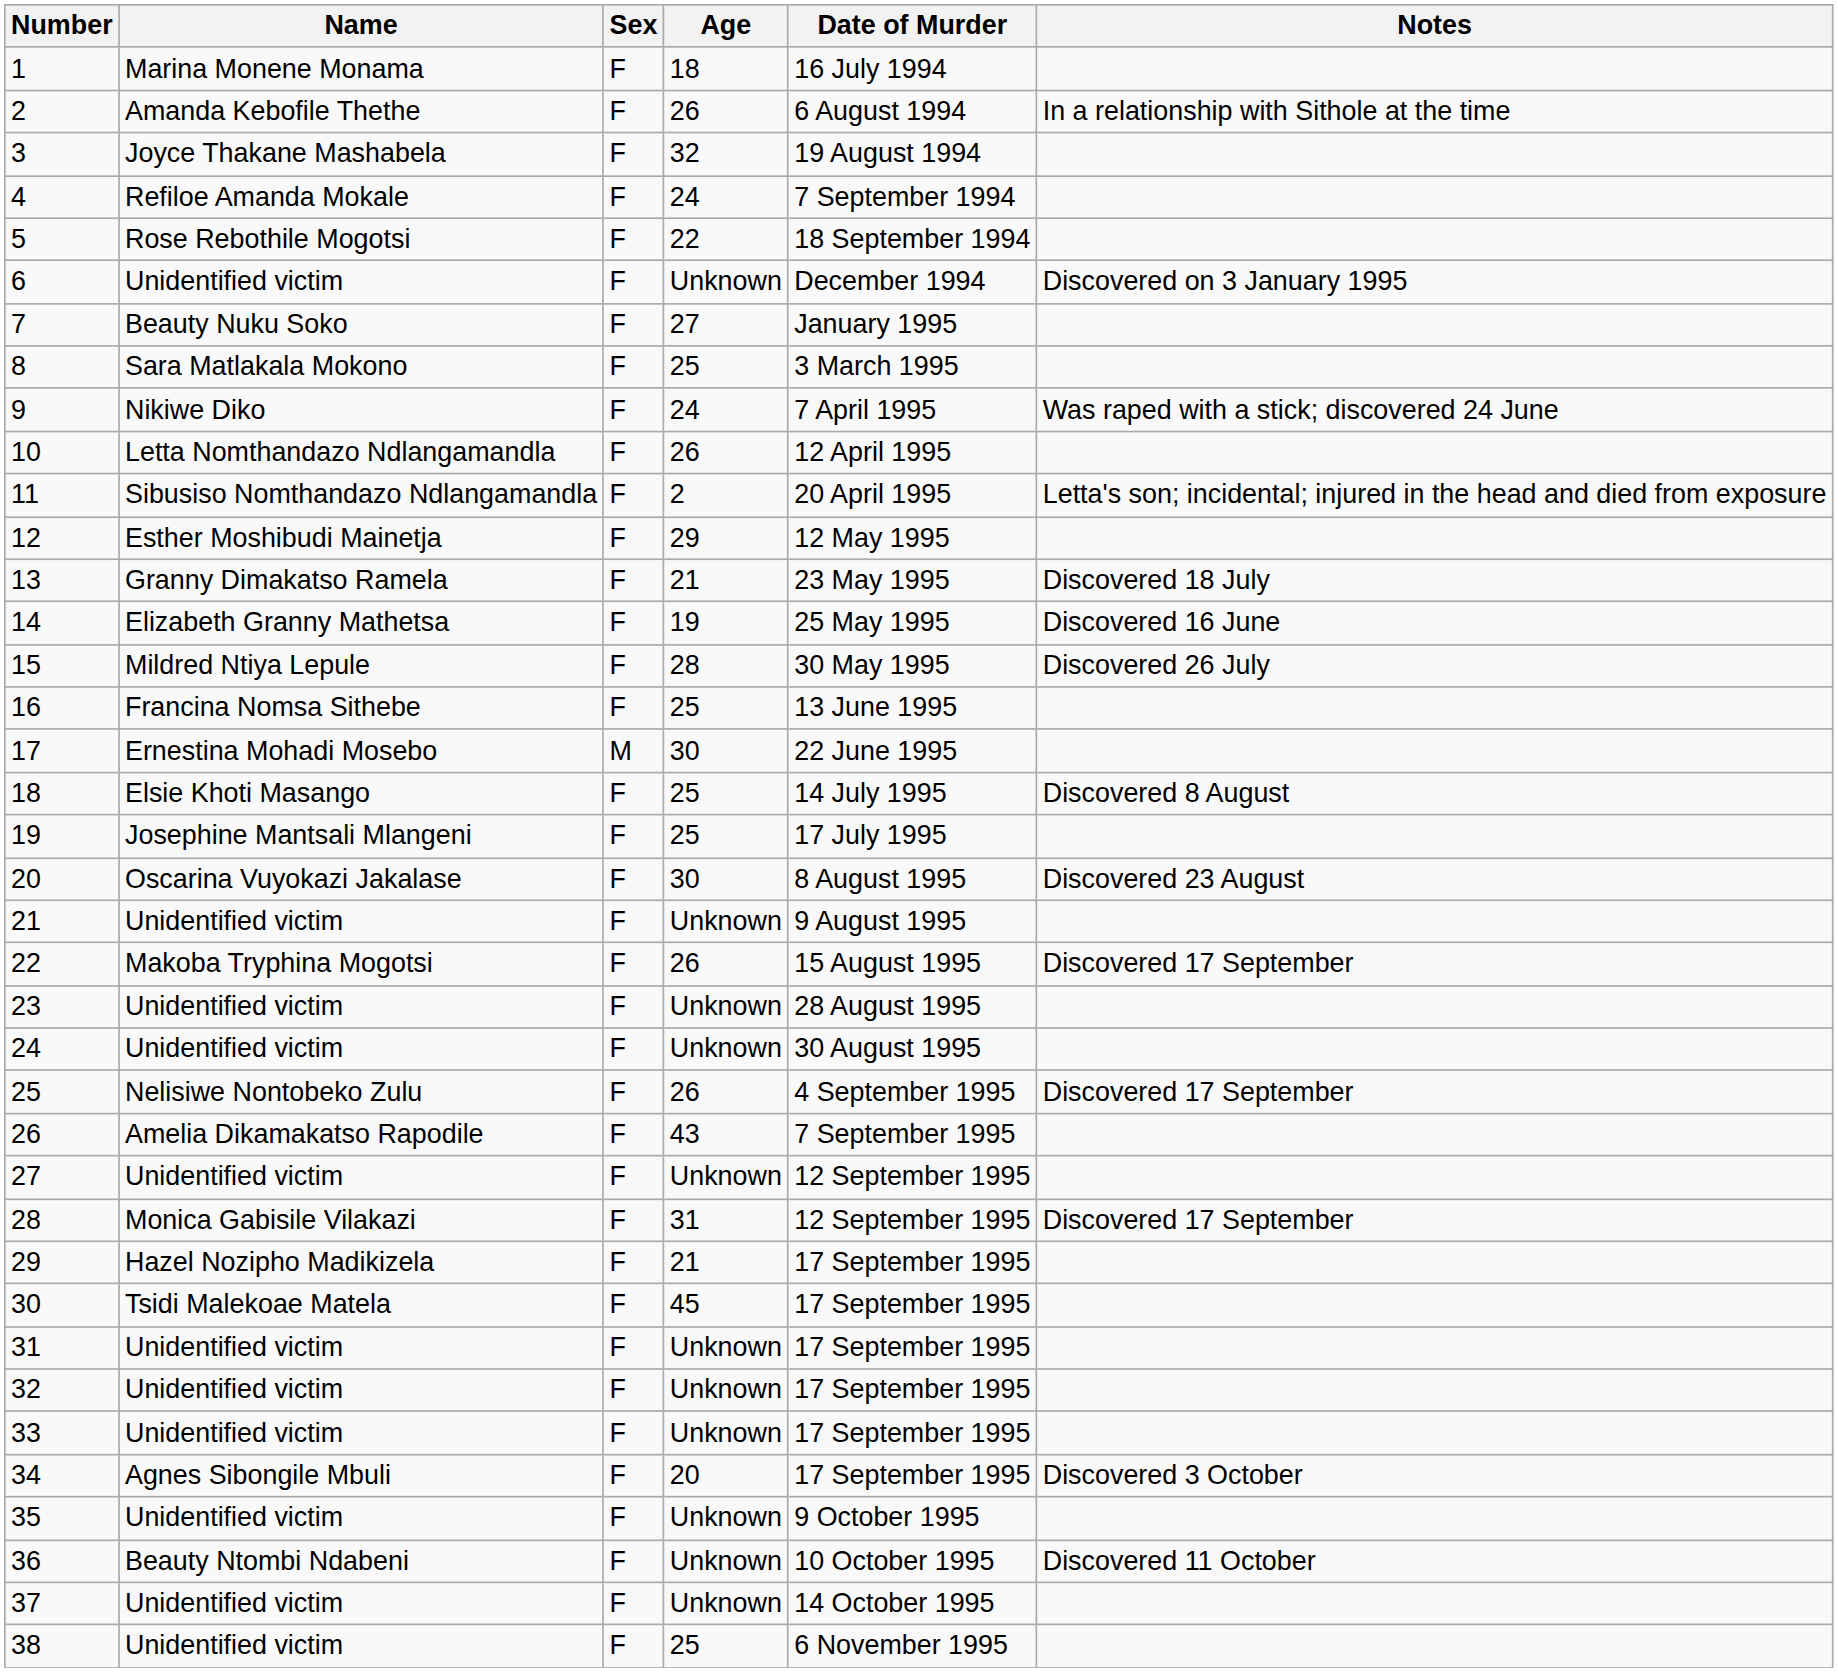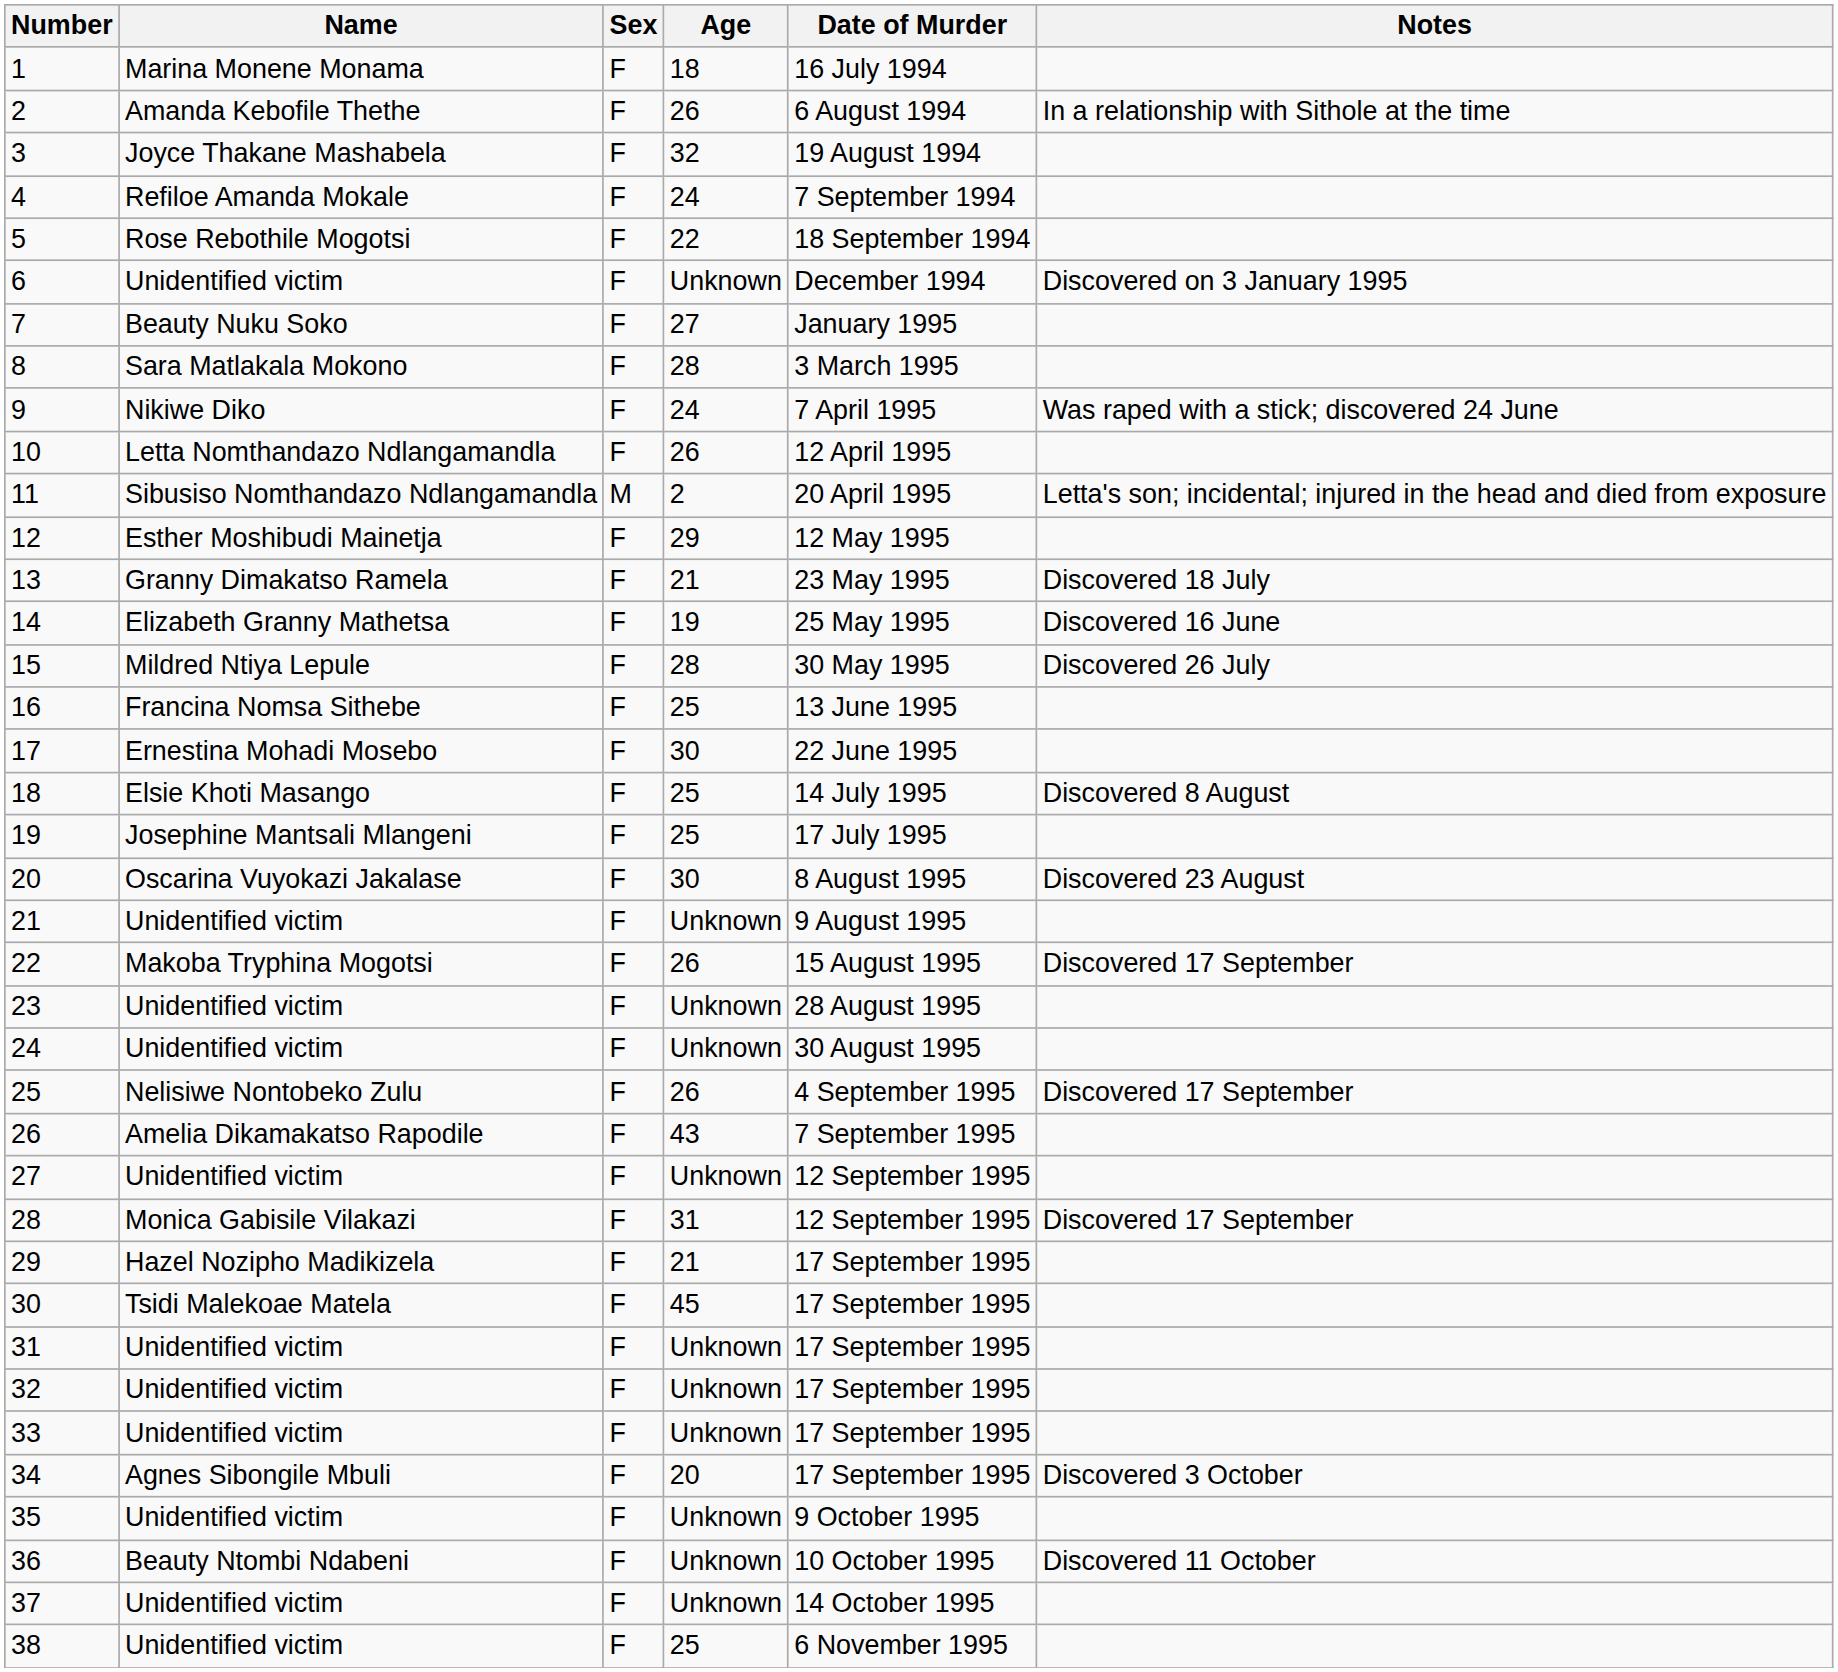(685, 366) 25 -> (685, 366) 28
(618, 494) F -> (621, 494) M
(621, 750) M -> (618, 750) F
